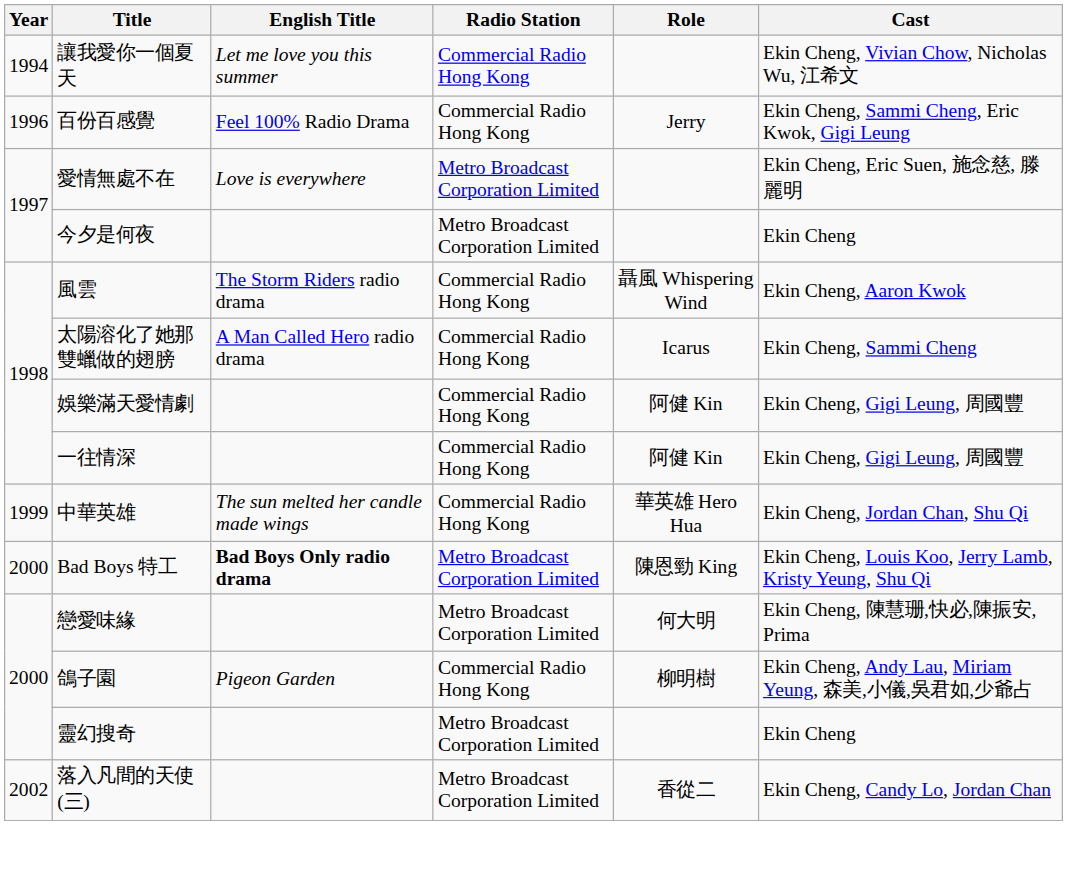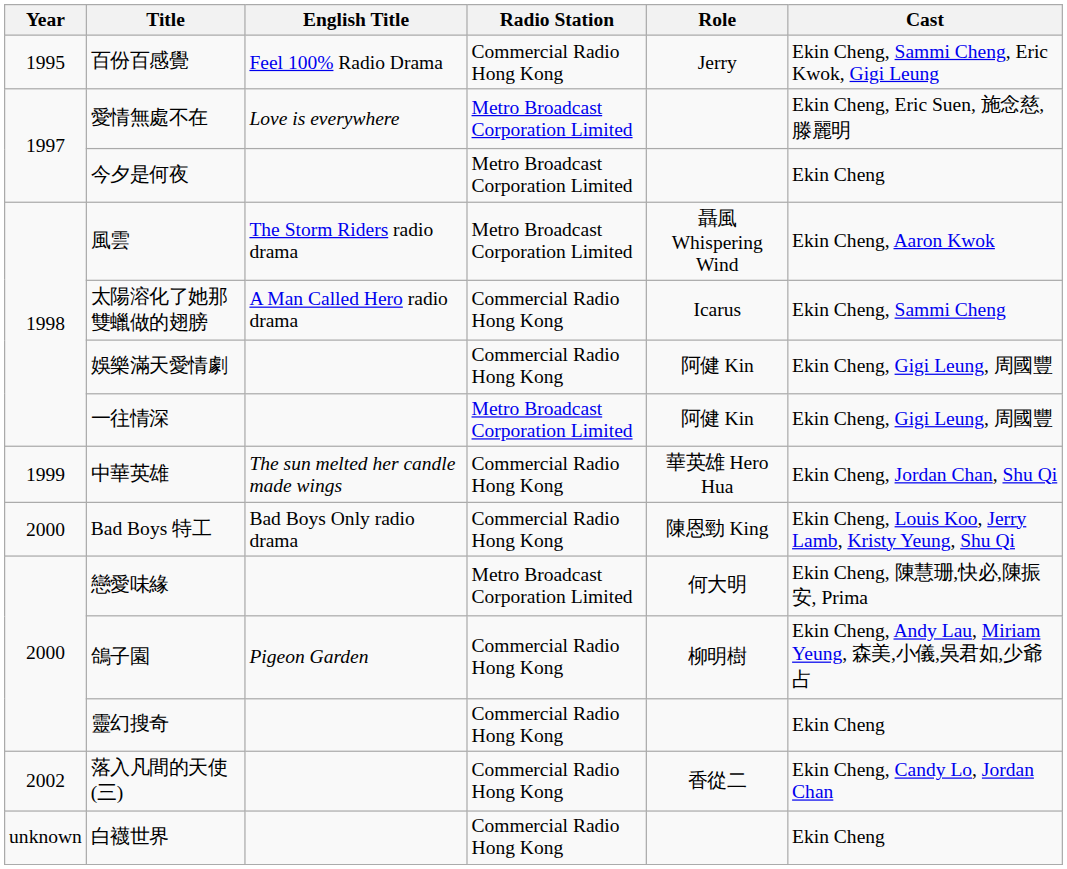- row: (125, 64)
(29, 122) 1996 -> (45, 61) 1995
(512, 290) Commercial Radio Hong Kong -> (552, 240) Metro Broadcast Corporation Limited
(512, 457) Commercial Radio Hong Kong -> (552, 419) Metro Broadcast Corporation Limited
(303, 567) bold -> (332, 529) normal
(518, 567) Metro Broadcast Corporation Limited -> (546, 529) Commercial Radio Hong Kong
(518, 733) Metro Broadcast Corporation Limited -> (546, 724) Commercial Radio Hong Kong
(518, 790) Metro Broadcast Corporation Limited -> (546, 781) Commercial Radio Hong Kong
+ row: (130, 837)
